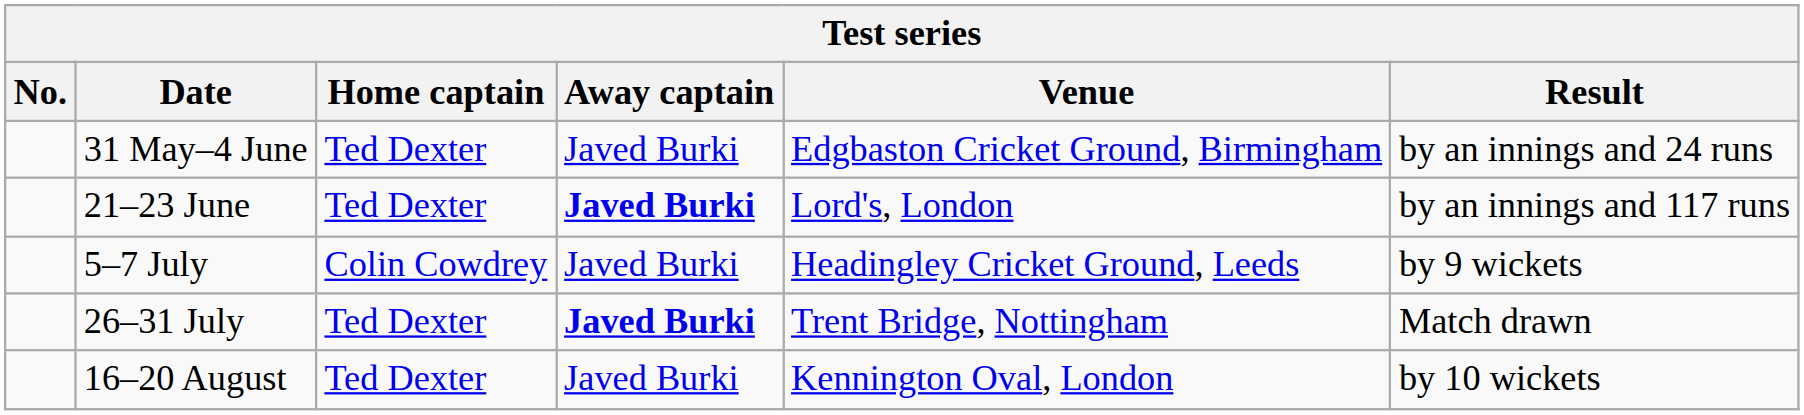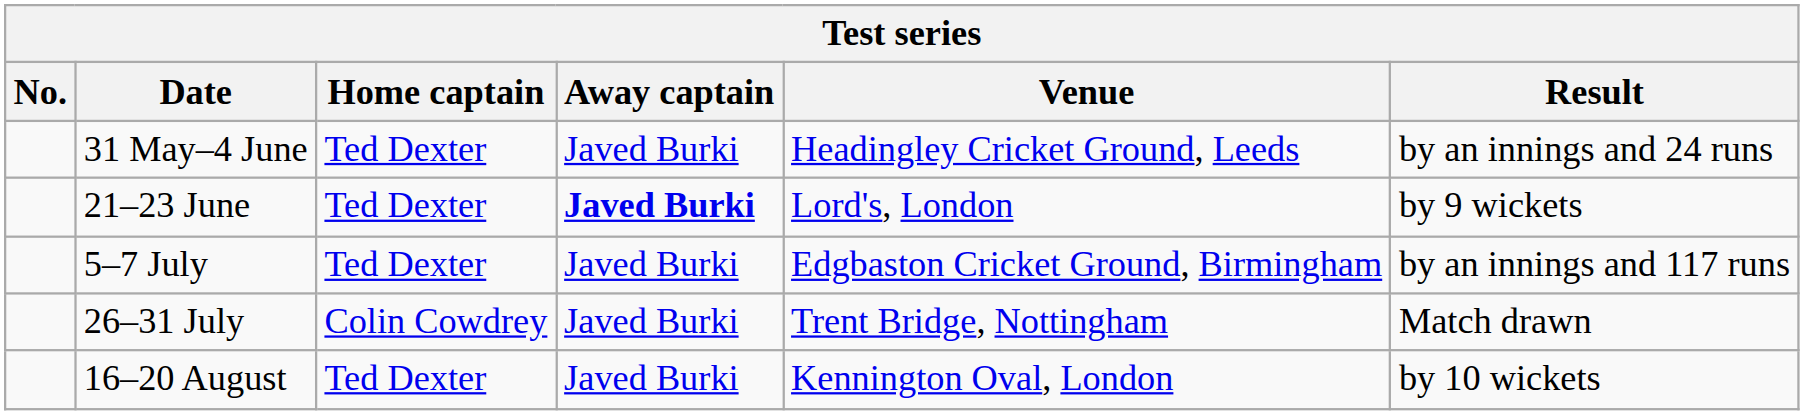(1087, 148) Edgbaston Cricket Ground, Birmingham -> (1045, 148) Headingley Cricket Ground, Leeds
(1594, 206) by an innings and 117 runs -> (1491, 206) by 9 wickets
(436, 263) Colin Cowdrey -> (405, 263) Ted Dexter
(1045, 263) Headingley Cricket Ground, Leeds -> (1087, 263) Edgbaston Cricket Ground, Birmingham
(1491, 263) by 9 wickets -> (1594, 263) by an innings and 117 runs
(405, 321) Ted Dexter -> (436, 321) Colin Cowdrey
(659, 321) bold -> (651, 321) normal
